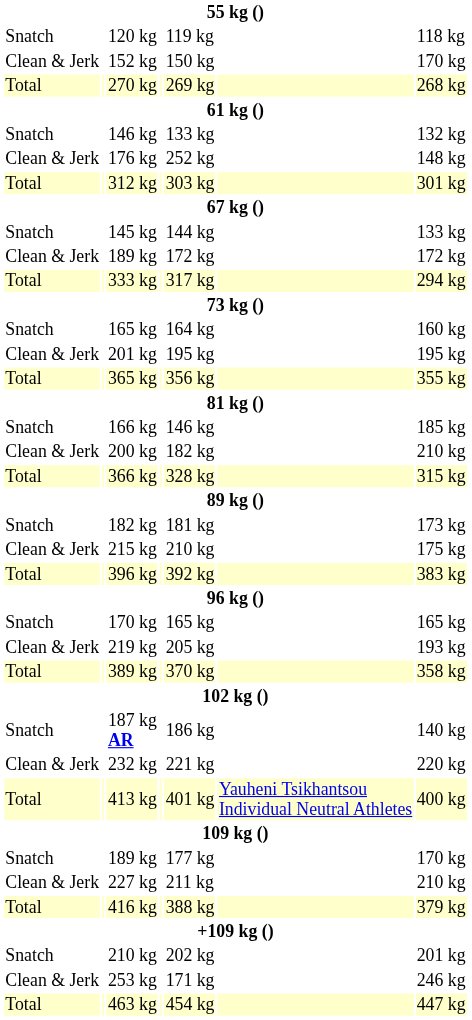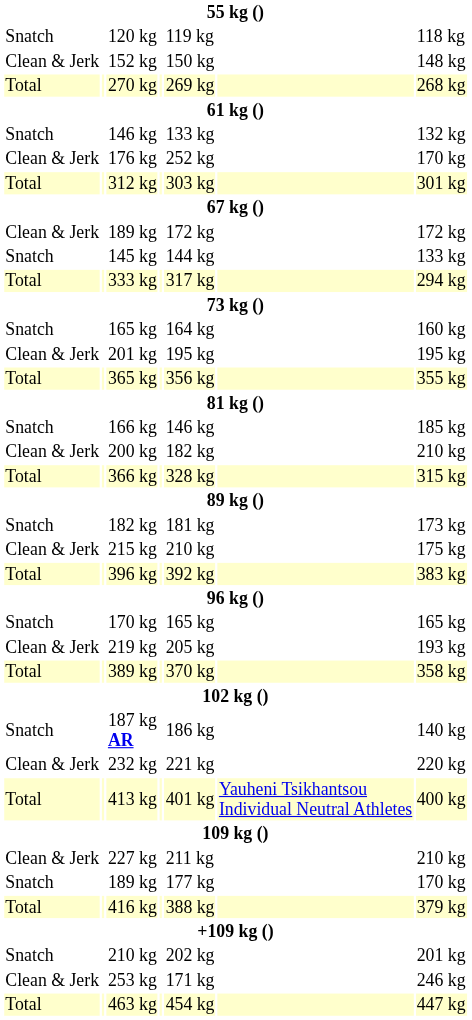(441, 61) 170 kg -> (441, 61) 148 kg
(441, 158) 148 kg -> (441, 158) 170 kg
rows swapped: (29, 232) <-> (52, 256)
rows swapped: (29, 858) <-> (52, 882)
